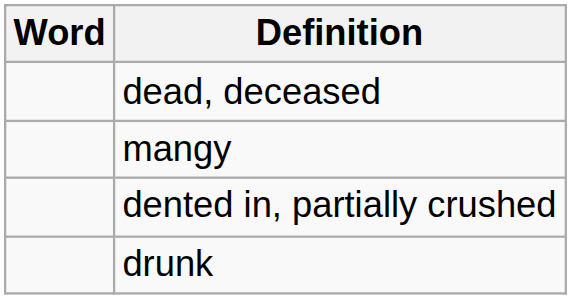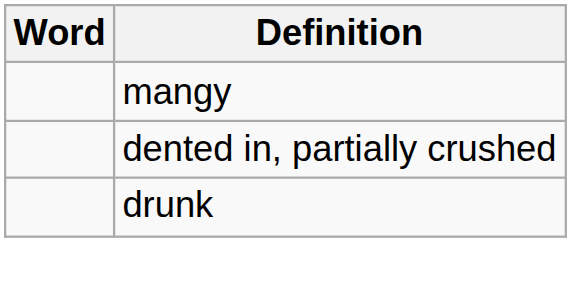- row: (252, 90)
